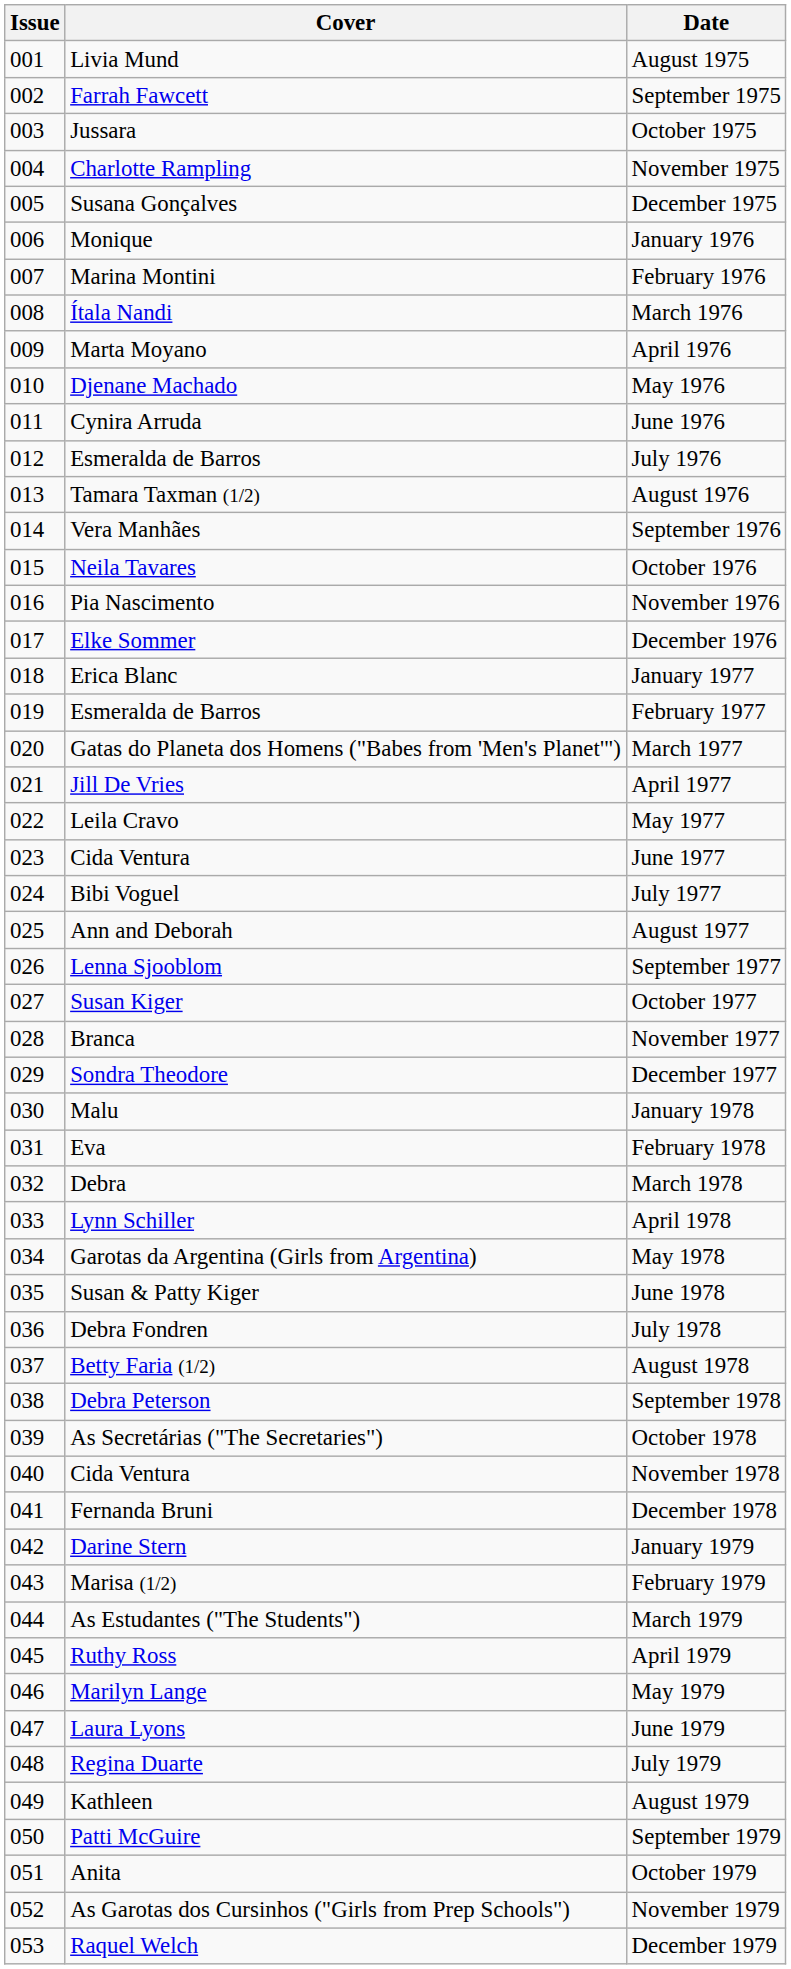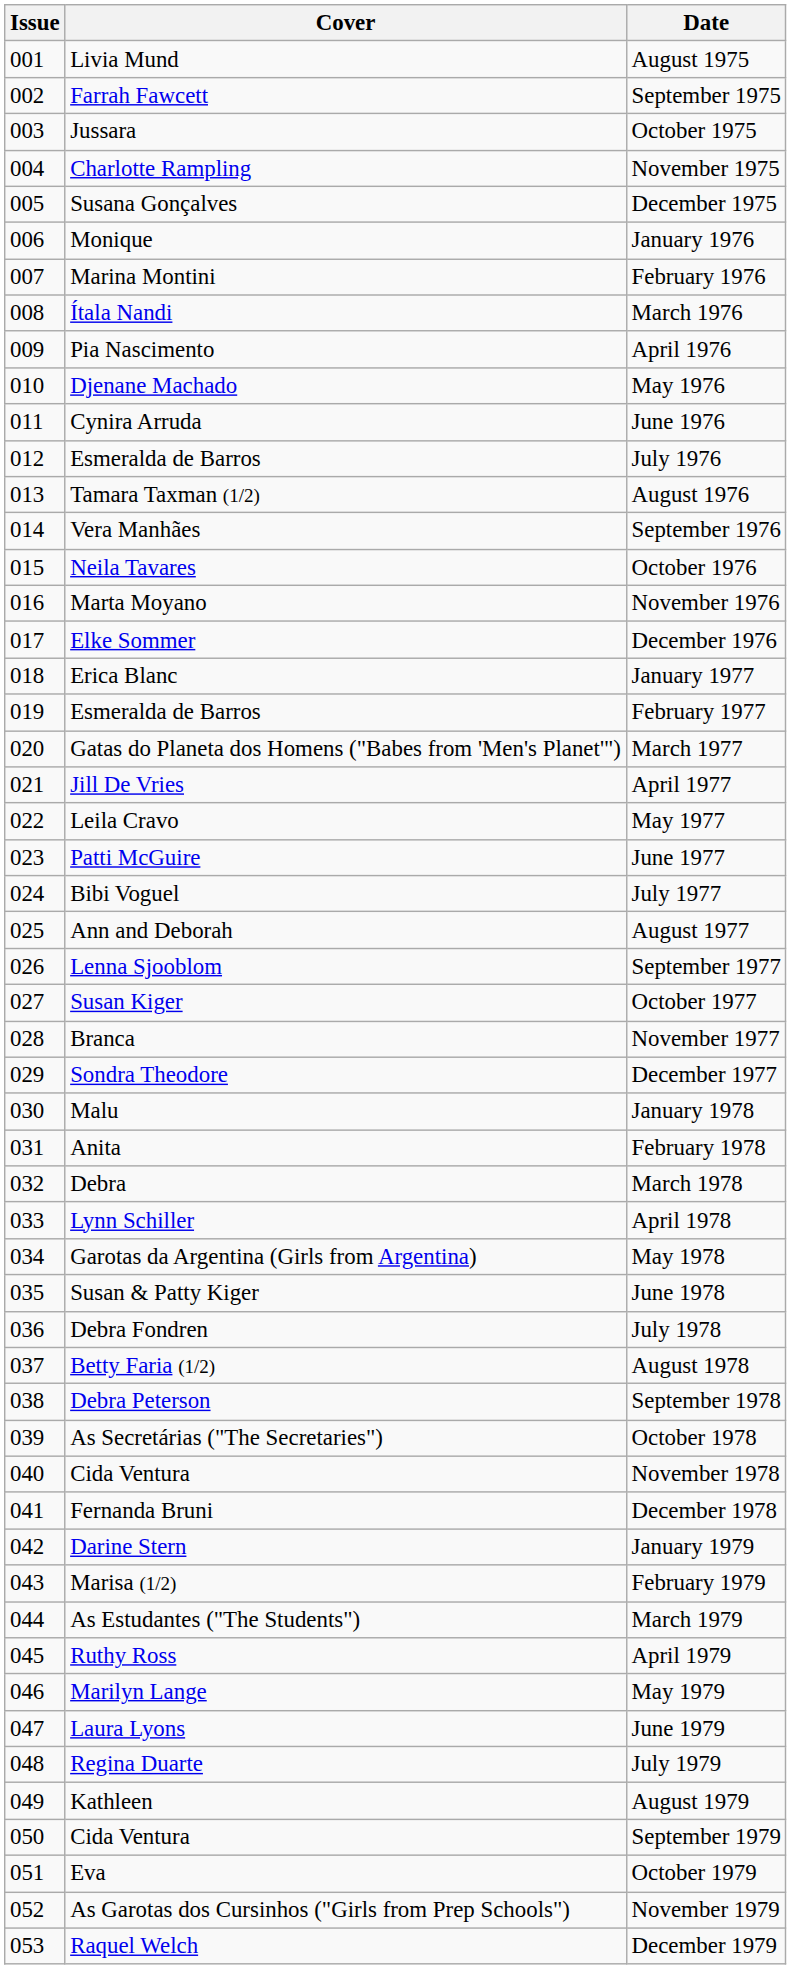(138, 349) Marta Moyano -> (142, 349) Pia Nascimento
(142, 603) Pia Nascimento -> (138, 603) Marta Moyano
(130, 857) Cida Ventura -> (135, 857) Patti McGuire
(88, 1147) Eva -> (96, 1147) Anita
(135, 1836) Patti McGuire -> (130, 1836) Cida Ventura
(96, 1873) Anita -> (88, 1873) Eva
